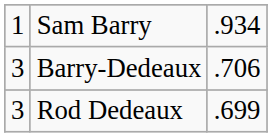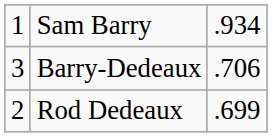(18, 110) 3 -> (18, 110) 2
